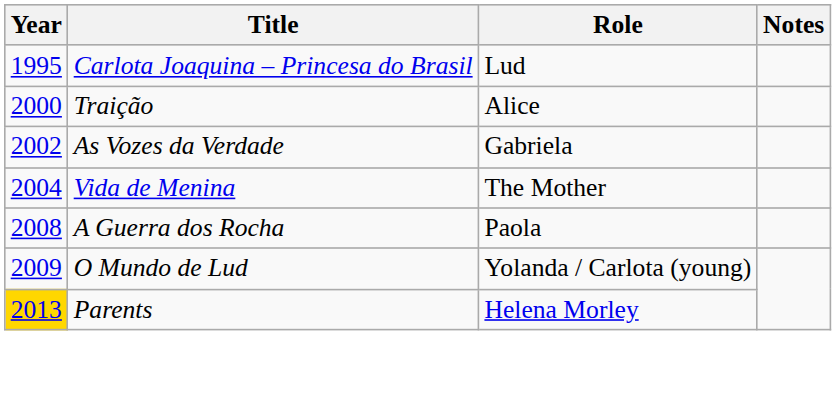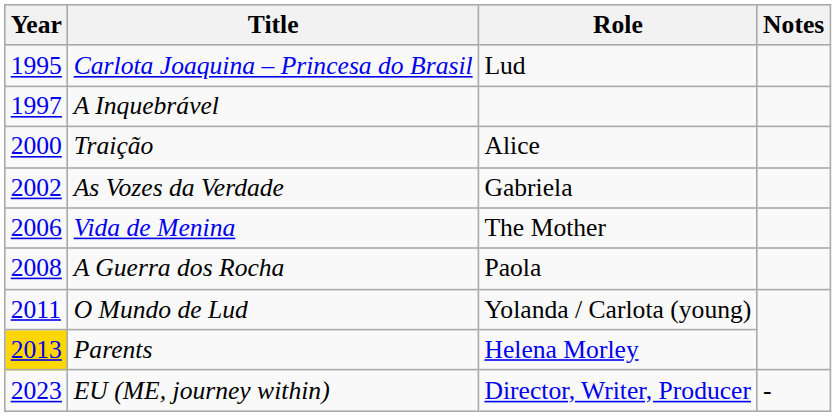+ row: (146, 106)
(36, 187) 2004 -> (36, 227) 2006
(36, 268) 2009 -> (36, 308) 2011
+ row: (202, 390)
